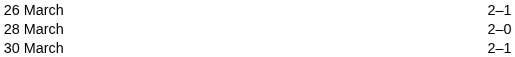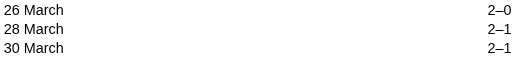(500, 10) 2–1 -> (500, 10) 2–0
(500, 29) 2–0 -> (500, 29) 2–1
